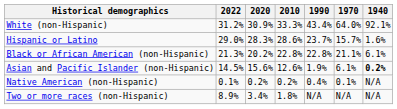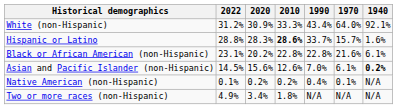(231, 39) 29.0% -> (231, 39) 28.8%
(290, 39) normal -> (290, 39) bold
(319, 39) 23.7% -> (319, 39) 33.7%
(231, 54) 21.3% -> (231, 54) 23.1%
(349, 54) 21.1% -> (349, 54) 21.6%
(317, 68) 1.9% -> (317, 68) 7.0%
(228, 96) 8.9% -> (228, 96) 4.9%
